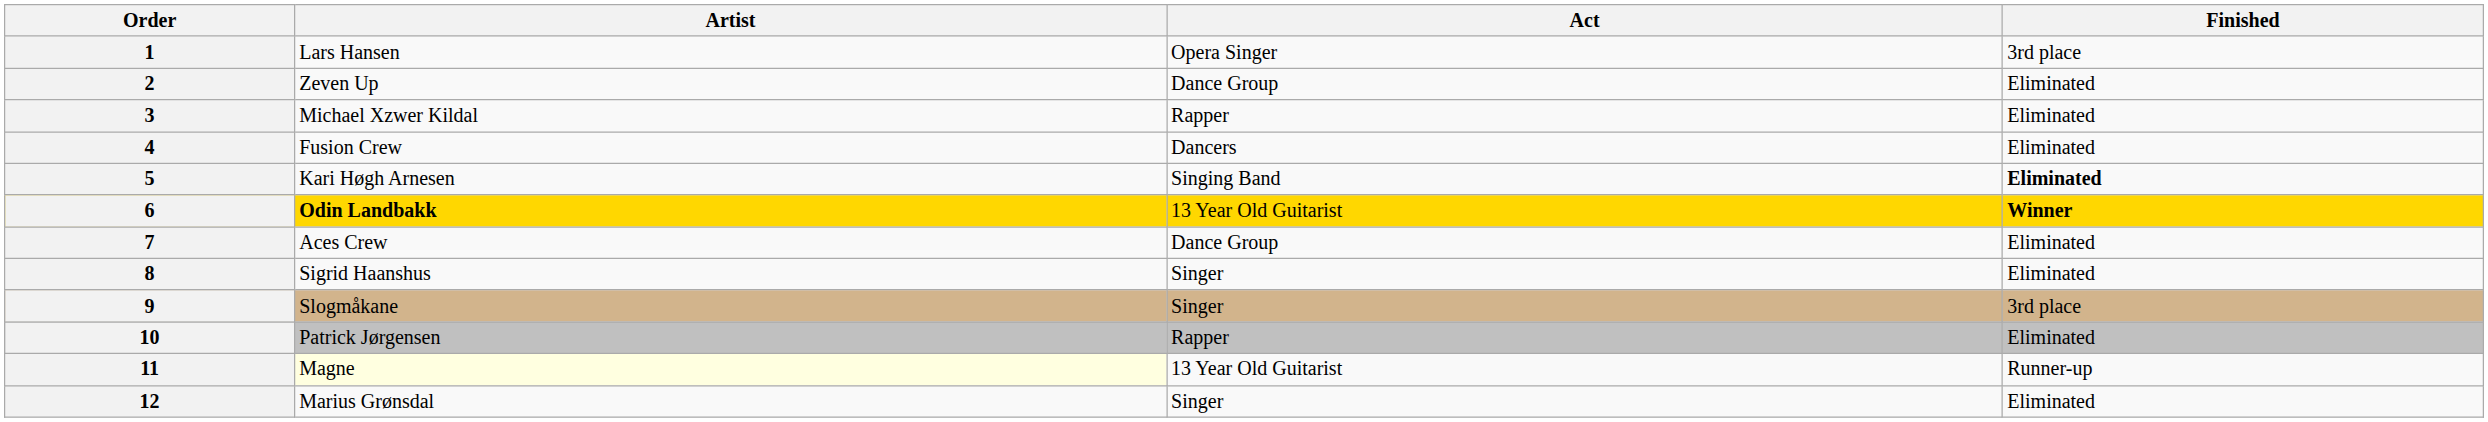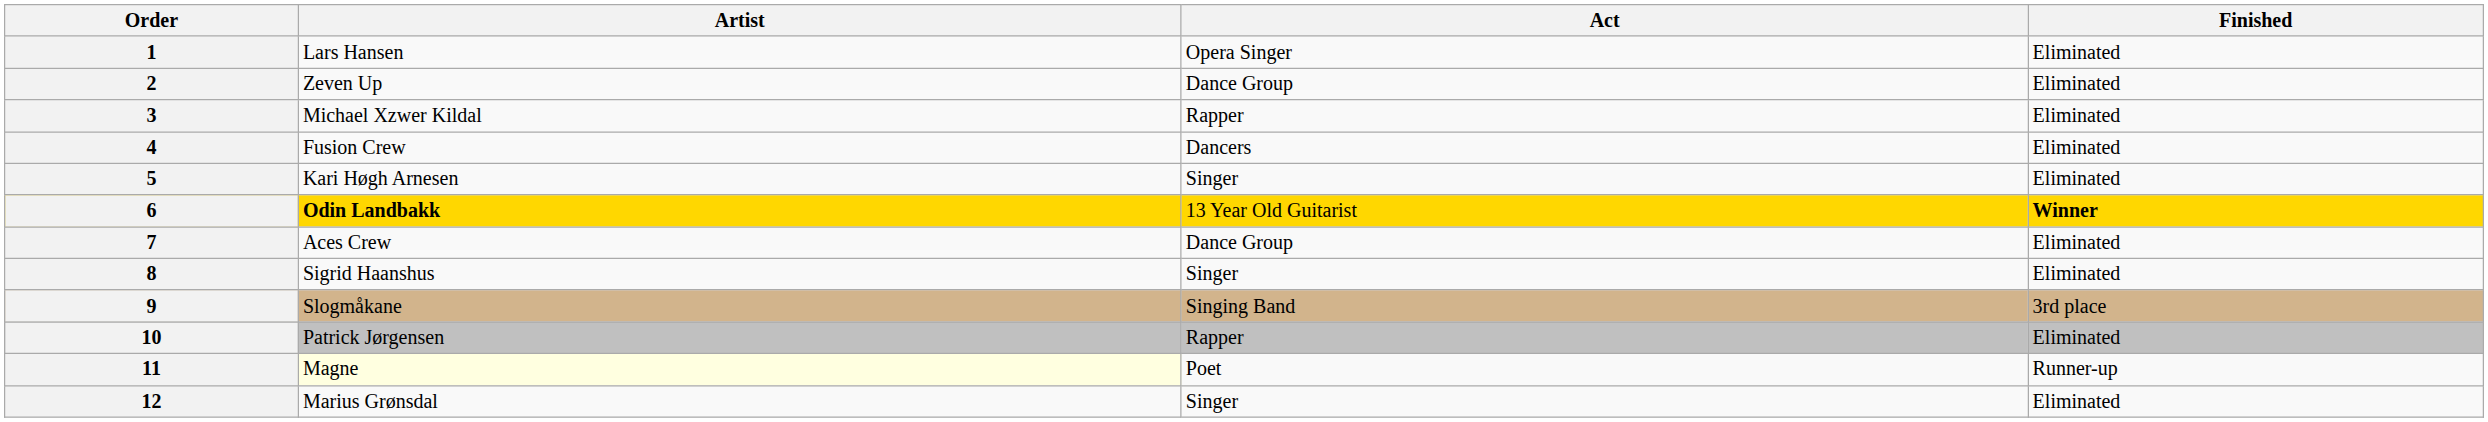(2044, 52) 3rd place -> (2076, 52) Eliminated
(1226, 178) Singing Band -> (1212, 178) Singer
(2054, 178) bold -> (2076, 178) normal
(1197, 305) Singer -> (1241, 305) Singing Band
(1257, 369) 13 Year Old Guitarist -> (1204, 369) Poet
